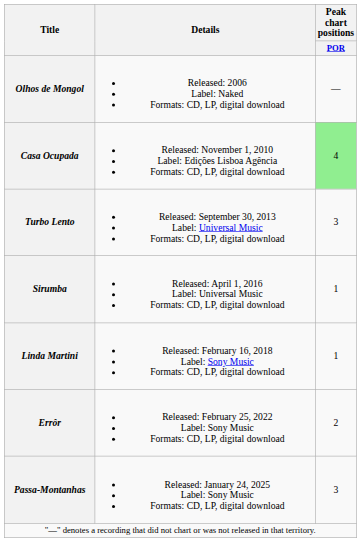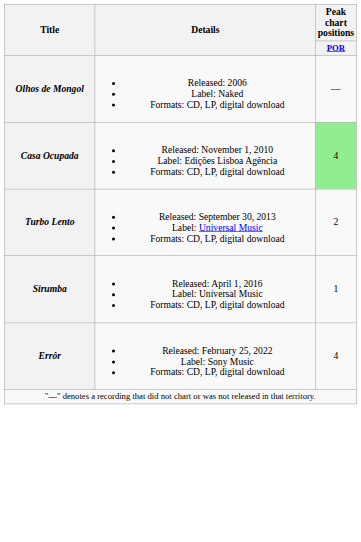(336, 222) 3 -> (336, 222) 2
- row: (50, 356)
(336, 423) 2 -> (336, 356) 4
- row: (50, 489)
